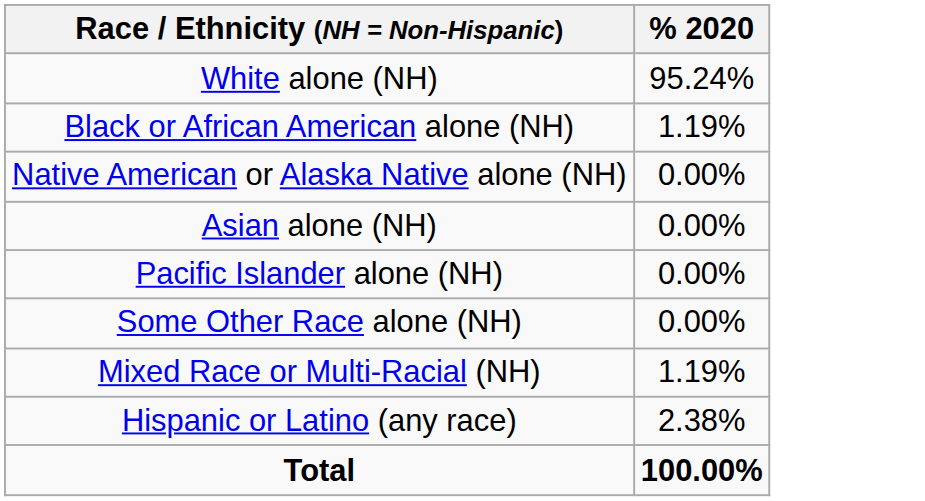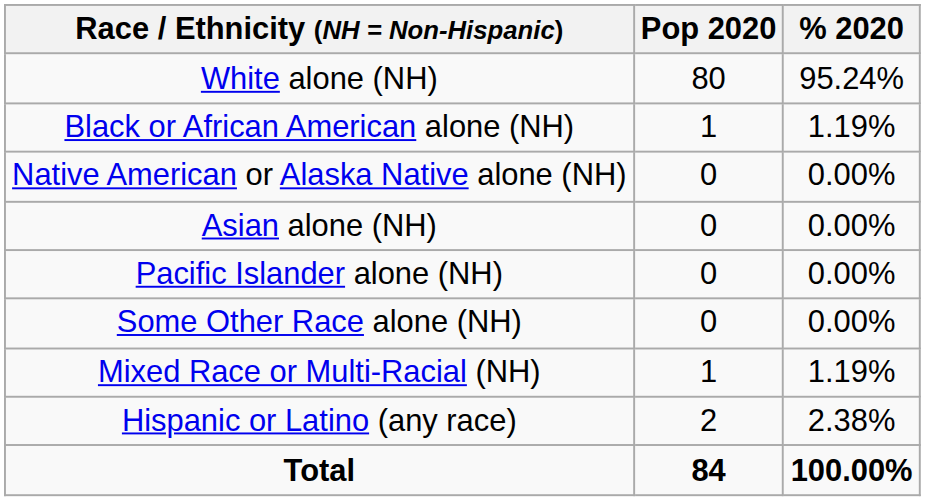+ column: (709, 28)
